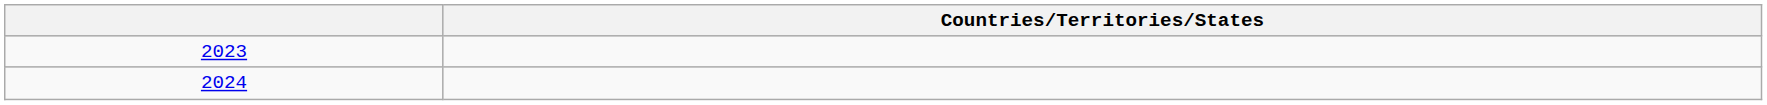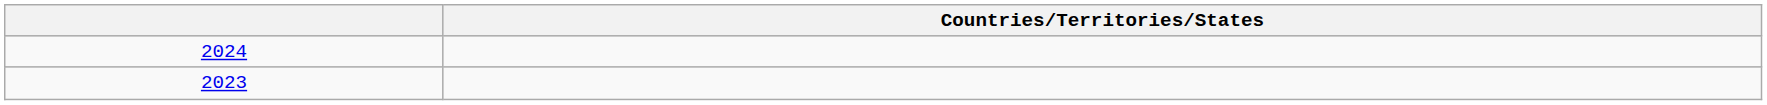rows swapped: (224, 52) <-> (224, 83)
